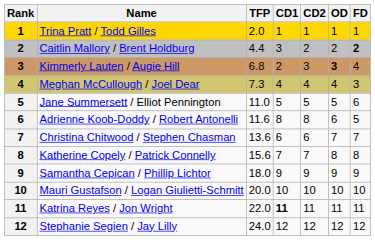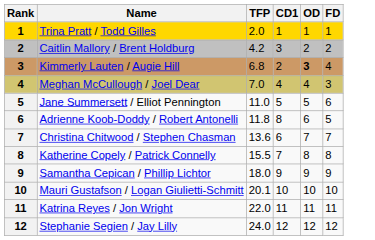- column: (315, 13)
(257, 48) 4.4 -> (257, 48) 4.2
(356, 48) bold -> (328, 48) normal
(257, 84) 7.3 -> (257, 84) 7.0
(259, 119) 11.6 -> (259, 119) 11.8
(260, 155) 15.6 -> (260, 155) 15.5
(260, 191) 20.0 -> (260, 191) 20.1
(282, 208) bold -> (282, 208) normal
